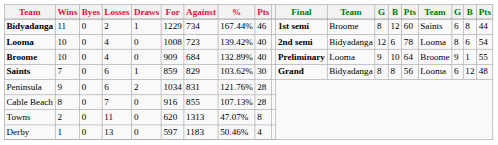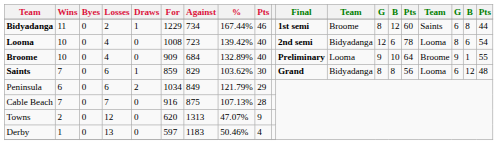(60, 86) 9 -> (60, 86) 6
(193, 86) 831 -> (193, 86) 849
(237, 86) 121.76% -> (237, 86) 121.79%
(262, 86) 28 -> (262, 86) 29
(60, 101) 8 -> (60, 101) 7
(193, 101) 855 -> (193, 101) 875
(109, 116) 11 -> (109, 116) 12
(259, 116) 8 -> (259, 116) 9
